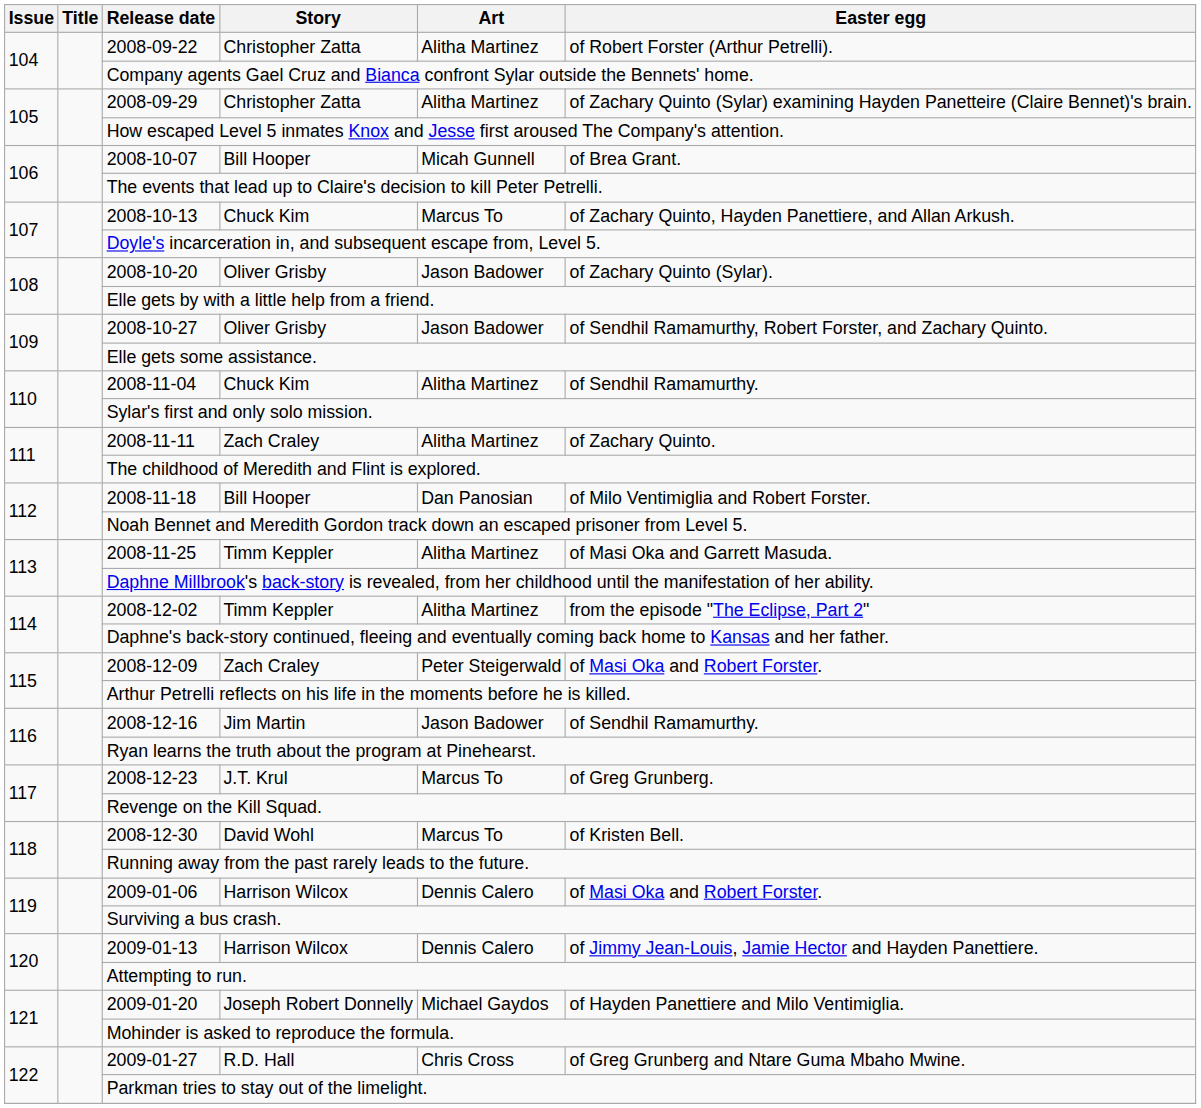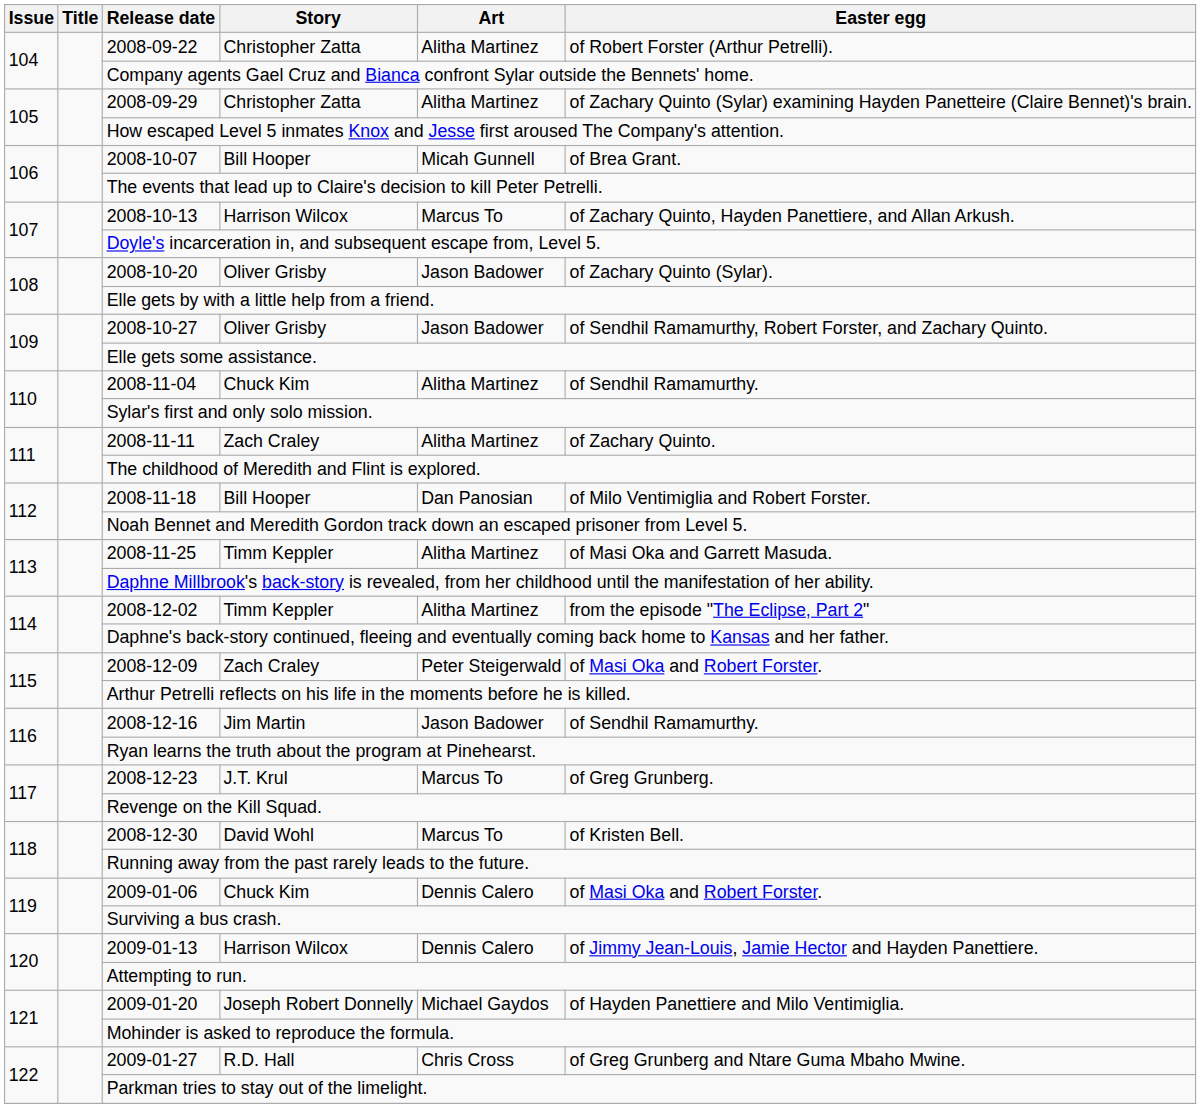(266, 215) Chuck Kim -> (286, 215) Harrison Wilcox
(286, 891) Harrison Wilcox -> (266, 891) Chuck Kim
